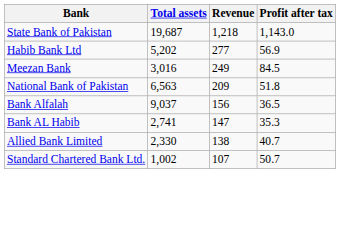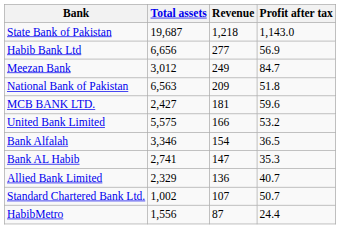(163, 50) 5,202 -> (163, 50) 6,656
(163, 68) 3,016 -> (163, 68) 3,012
(270, 68) 84.5 -> (270, 68) 84.7
+ row: (51, 104)
+ row: (56, 123)
(163, 104) 9,037 -> (163, 141) 3,346
(221, 104) 156 -> (221, 141) 154
(163, 141) 2,330 -> (163, 178) 2,329
(221, 141) 138 -> (221, 178) 136
+ row: (35, 214)
